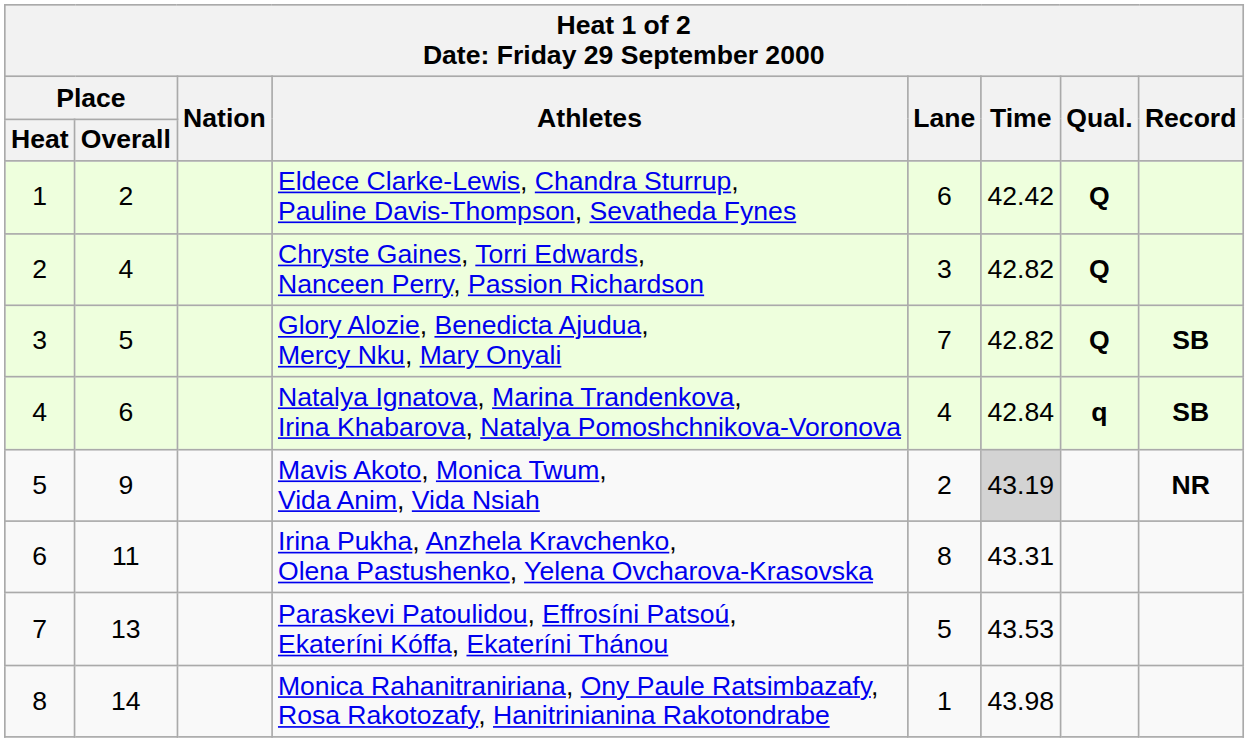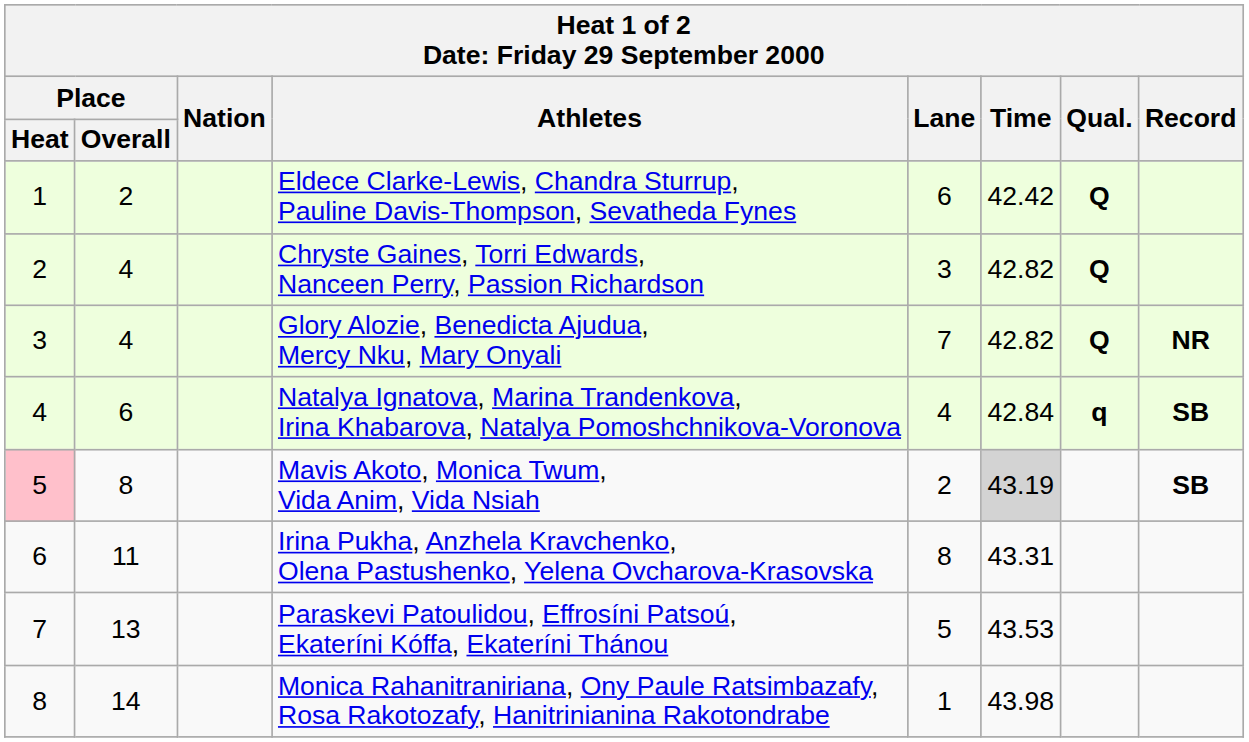(126, 340) 5 -> (126, 340) 4
(1191, 340) SB -> (1191, 340) NR
(40, 484) no background -> (40, 484) pink background
(126, 484) 9 -> (126, 484) 8
(1191, 484) NR -> (1191, 484) SB
